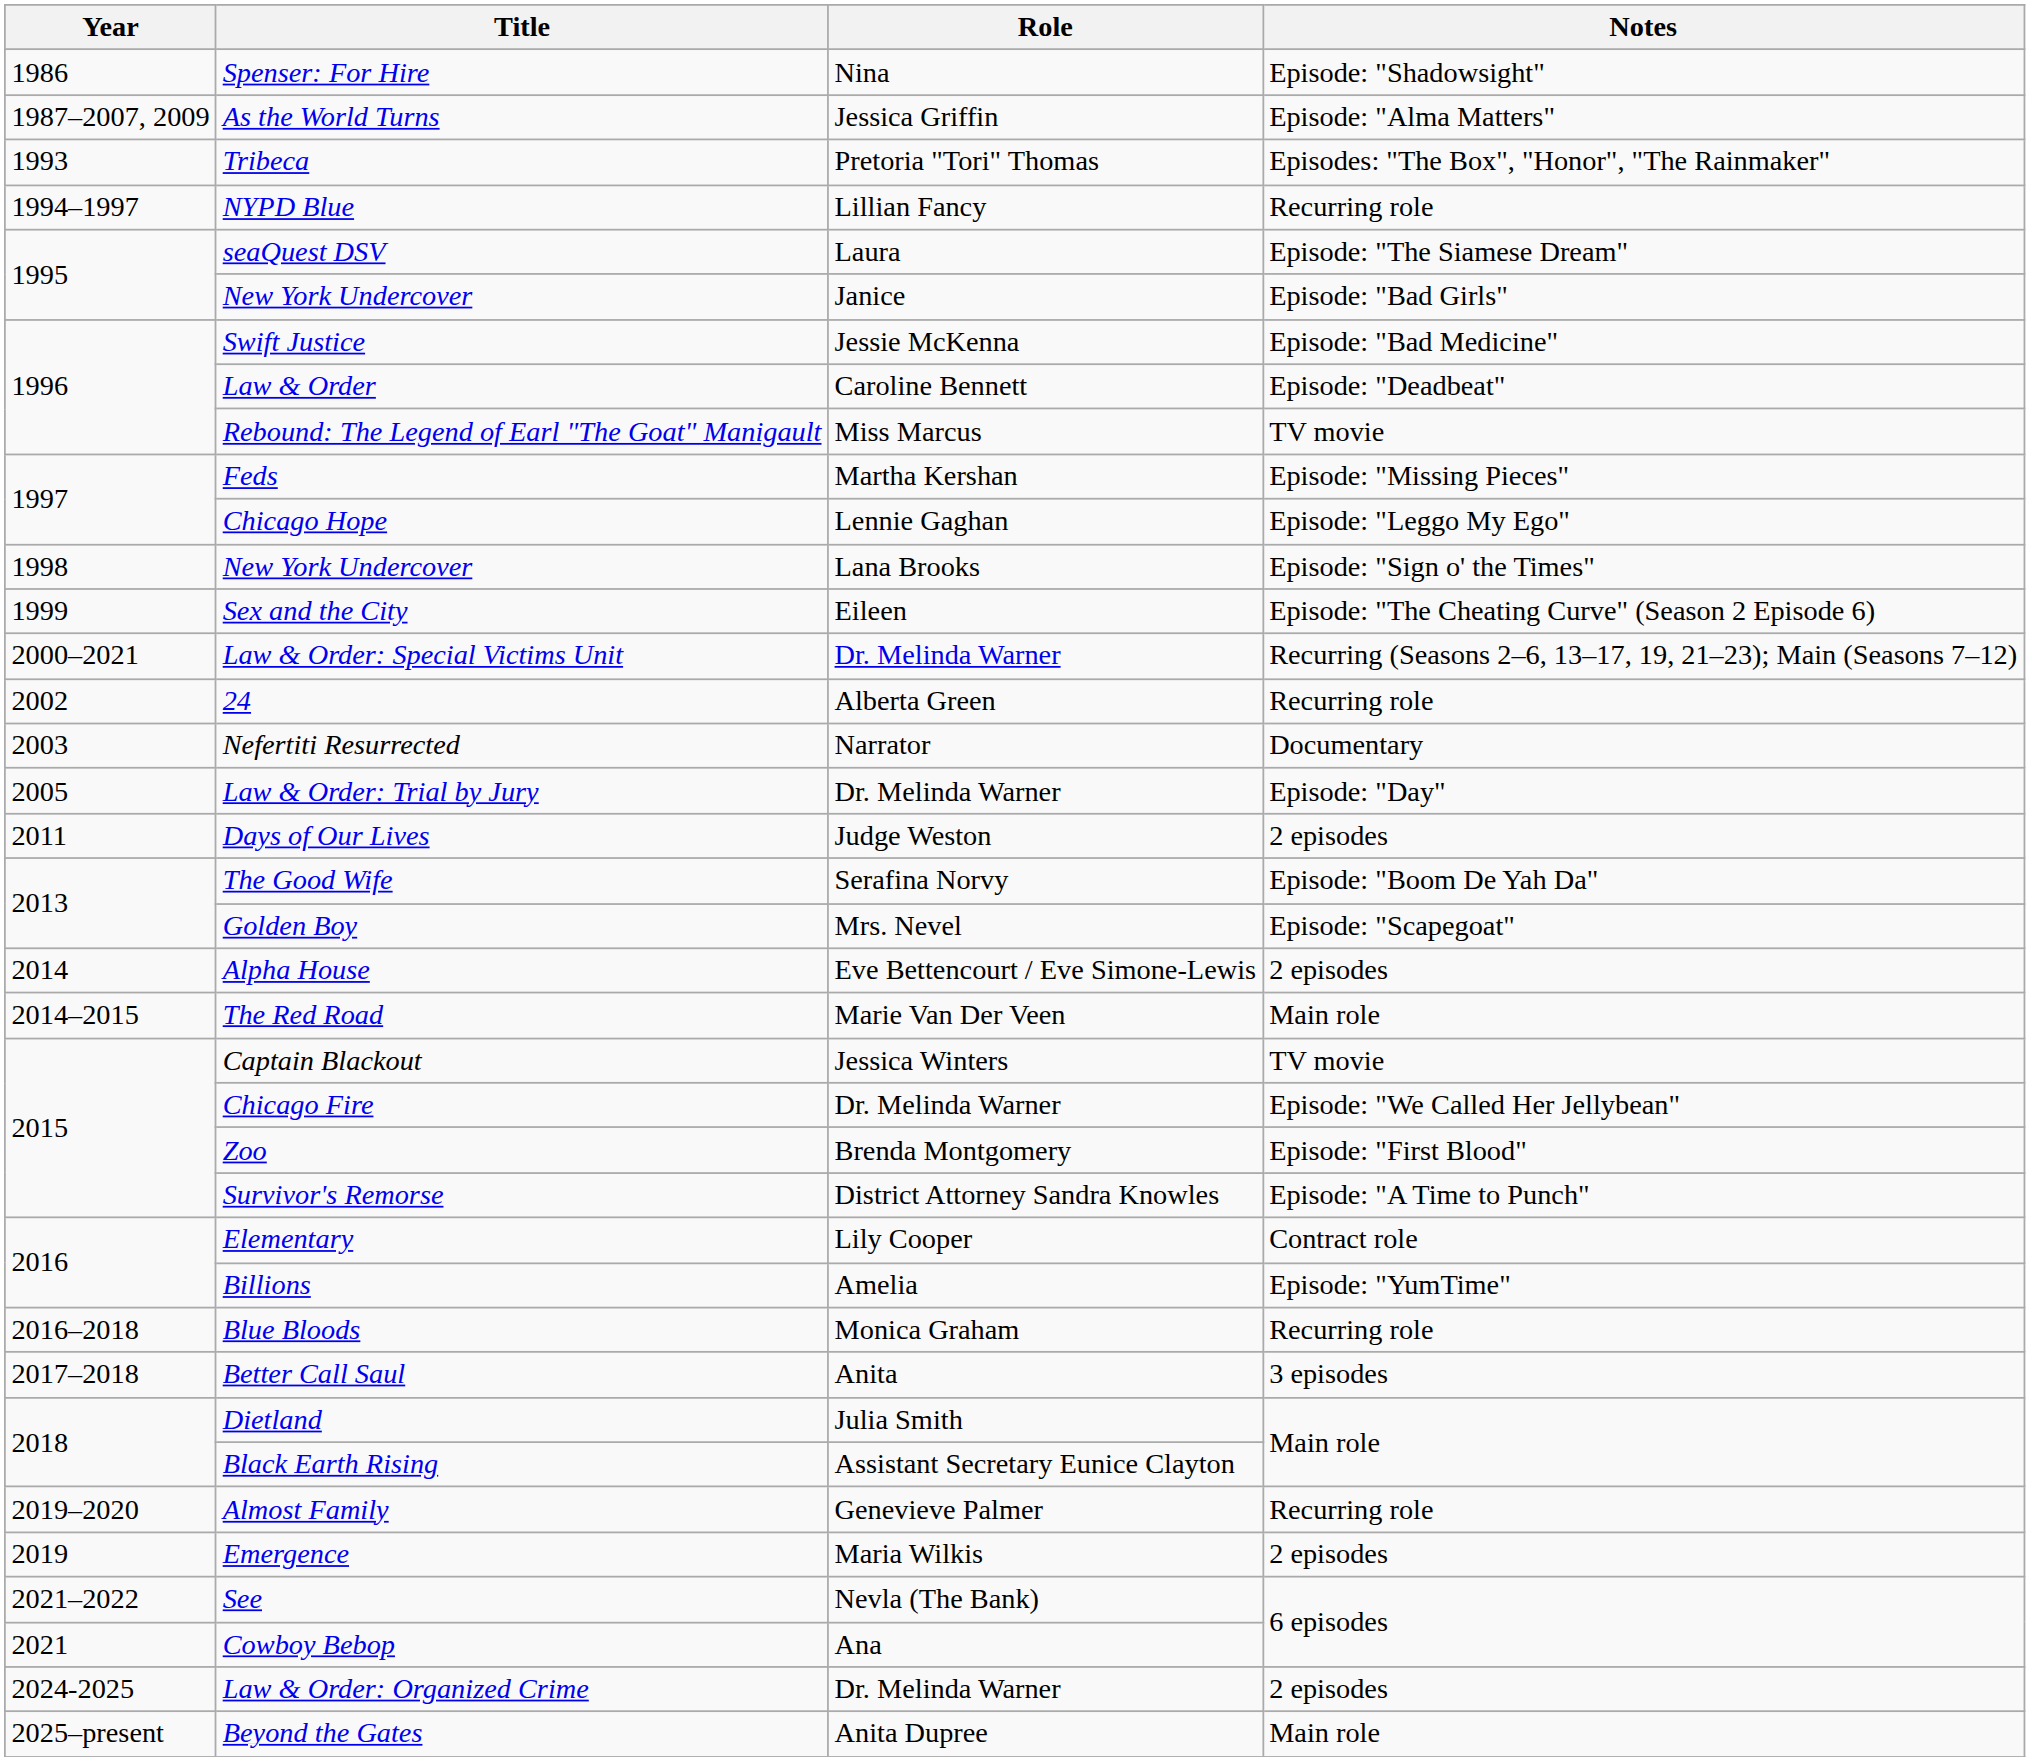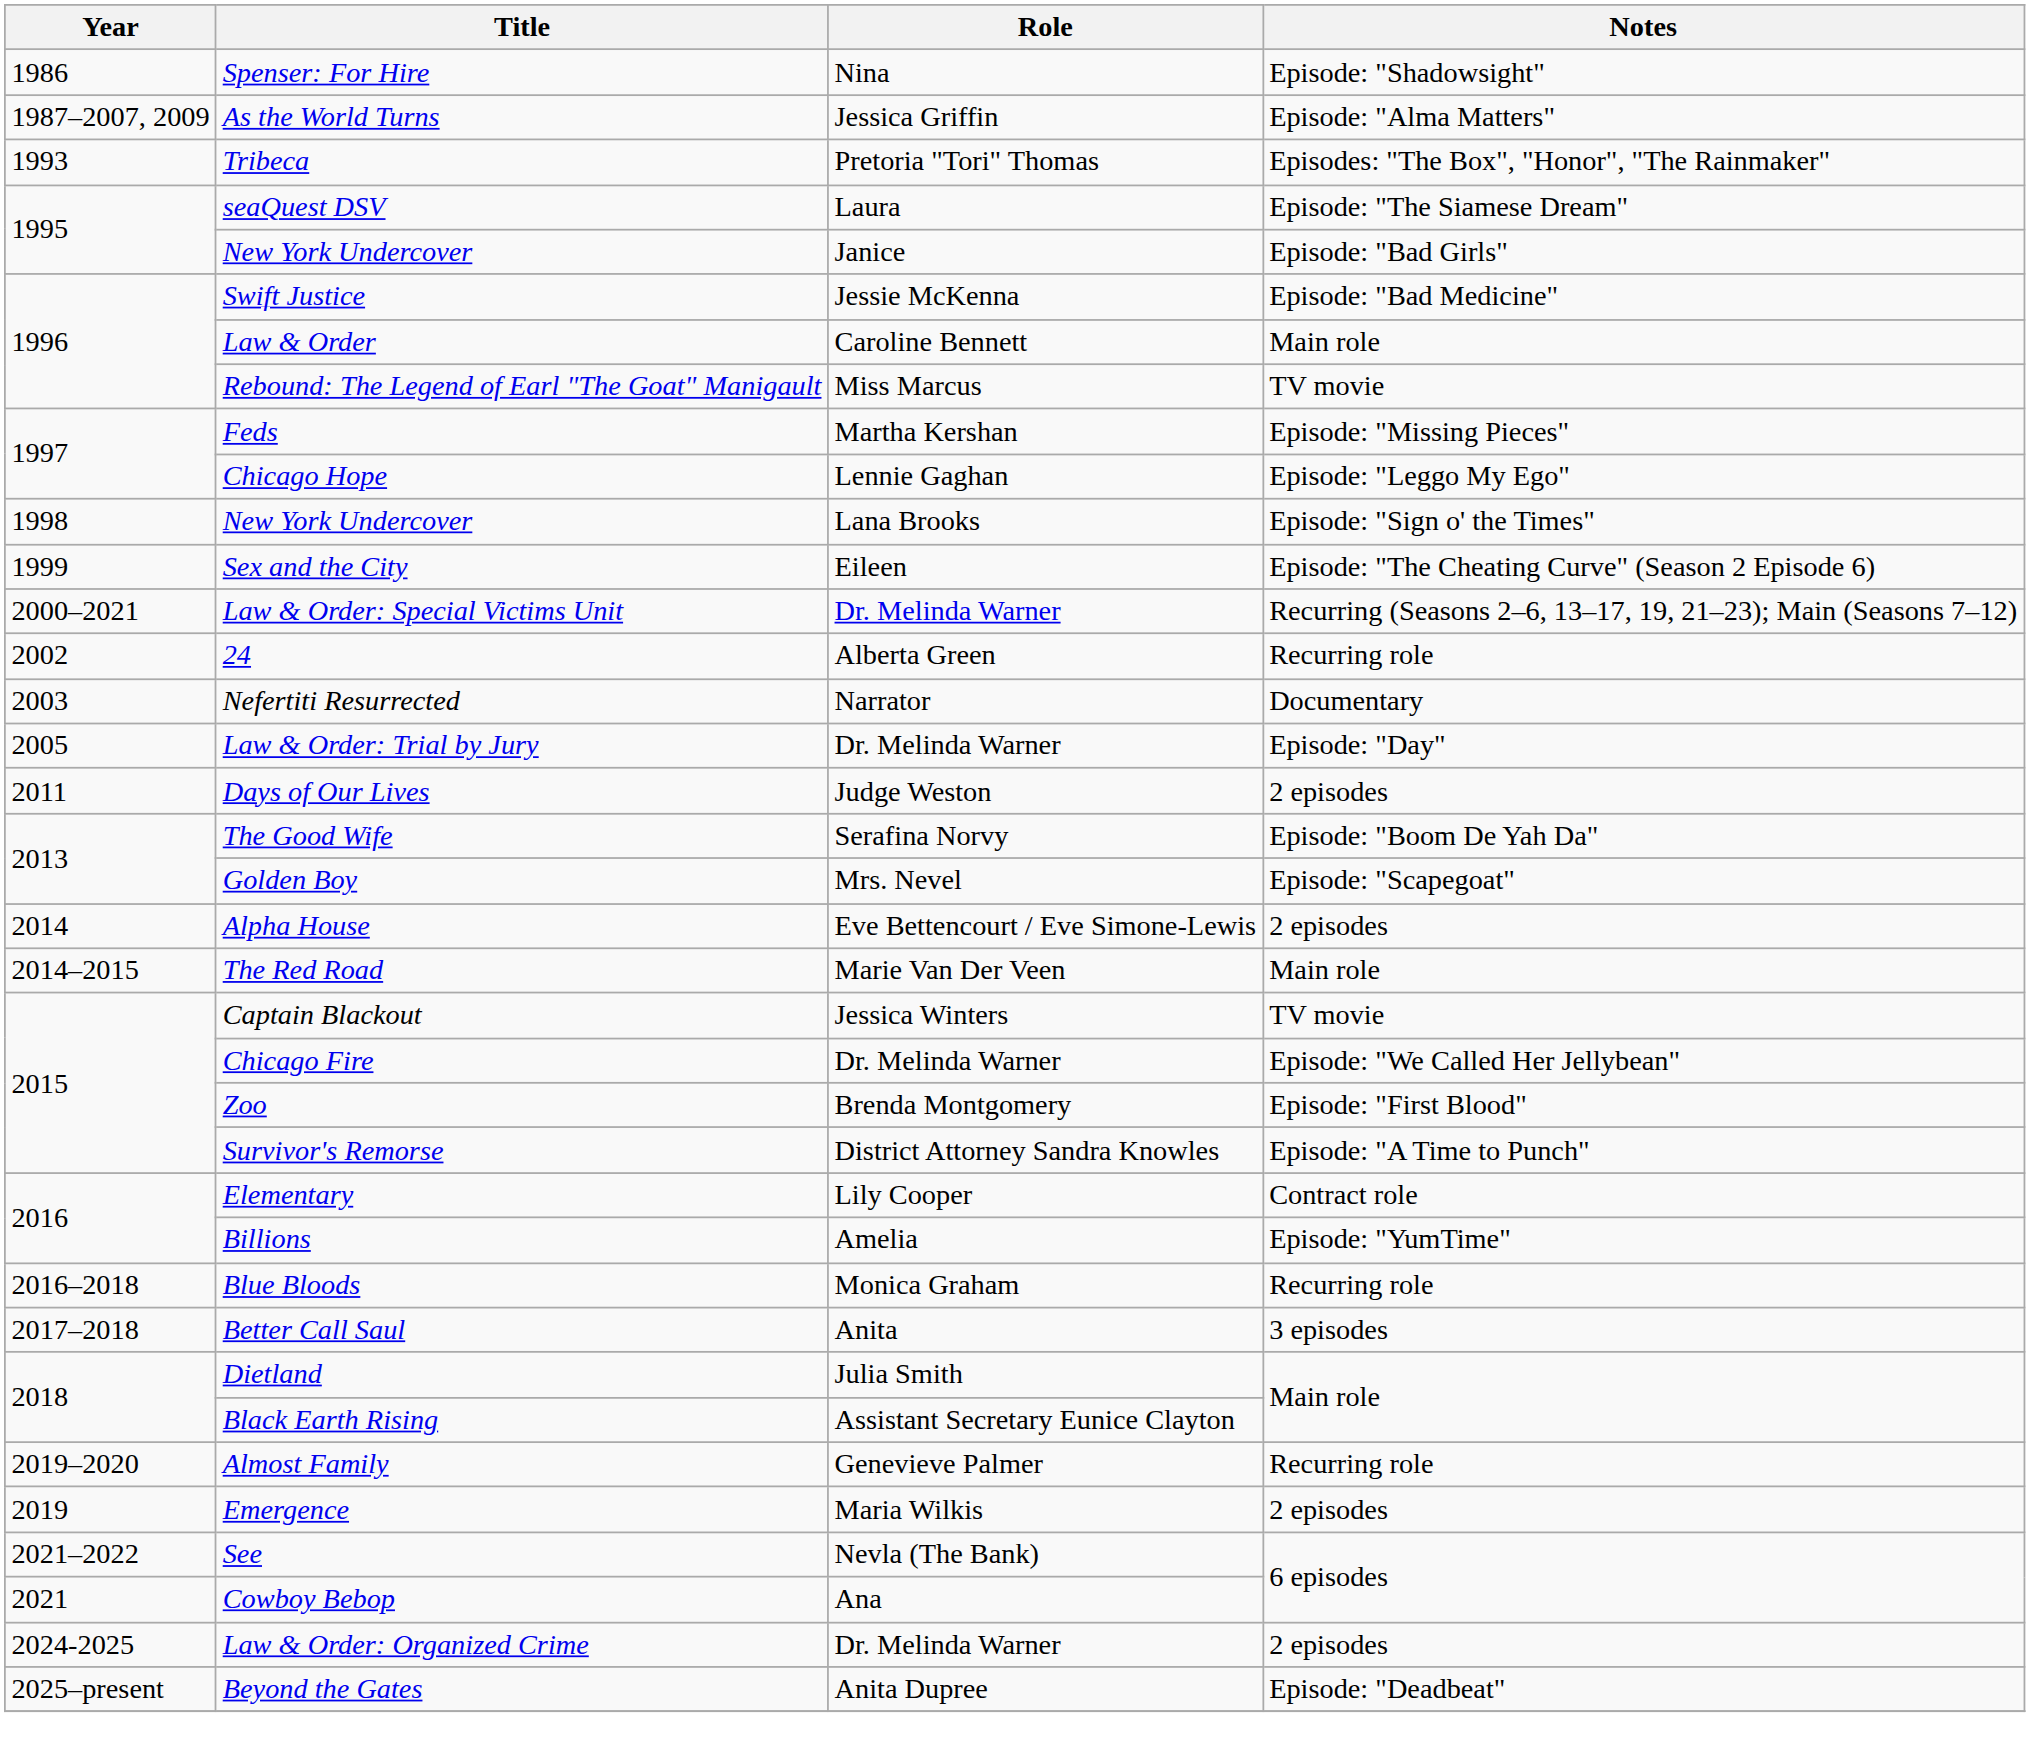- row: (288, 206)
(1387, 386) Episode: "Deadbeat" -> (1325, 341) Main role
(1325, 1733) Main role -> (1387, 1688) Episode: "Deadbeat"
